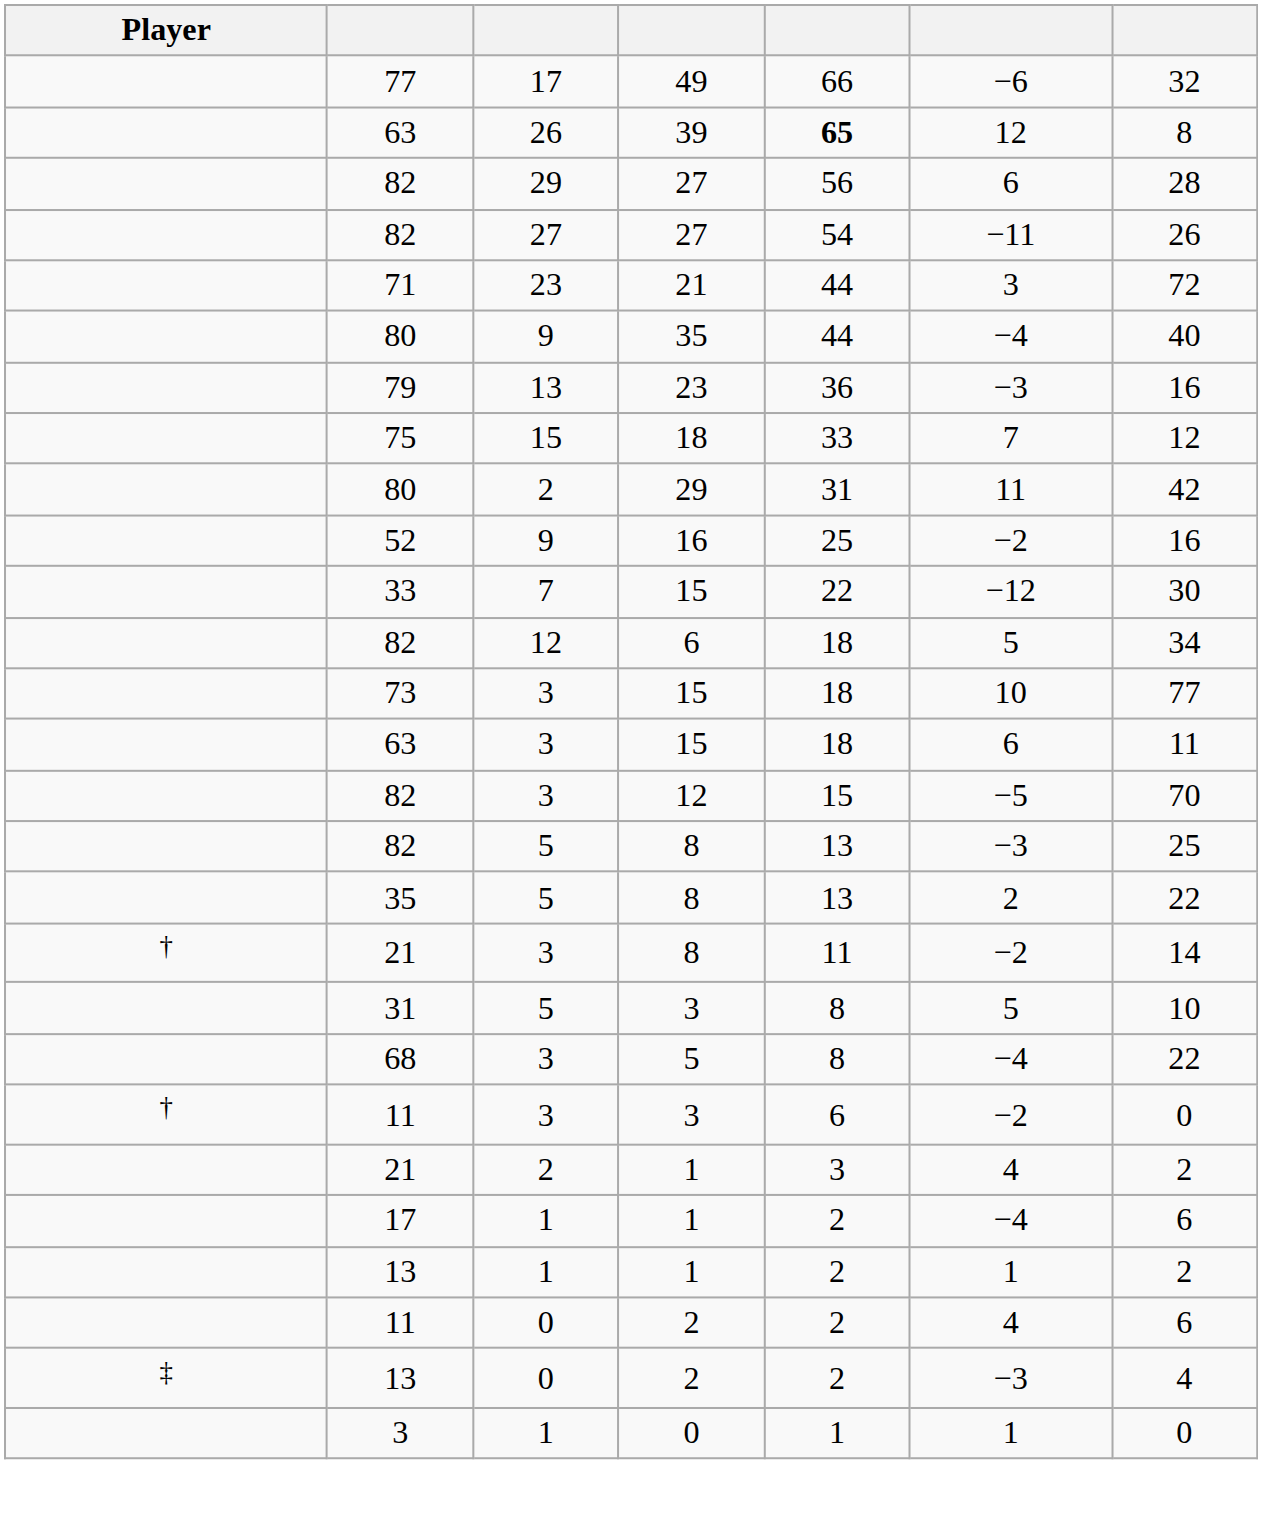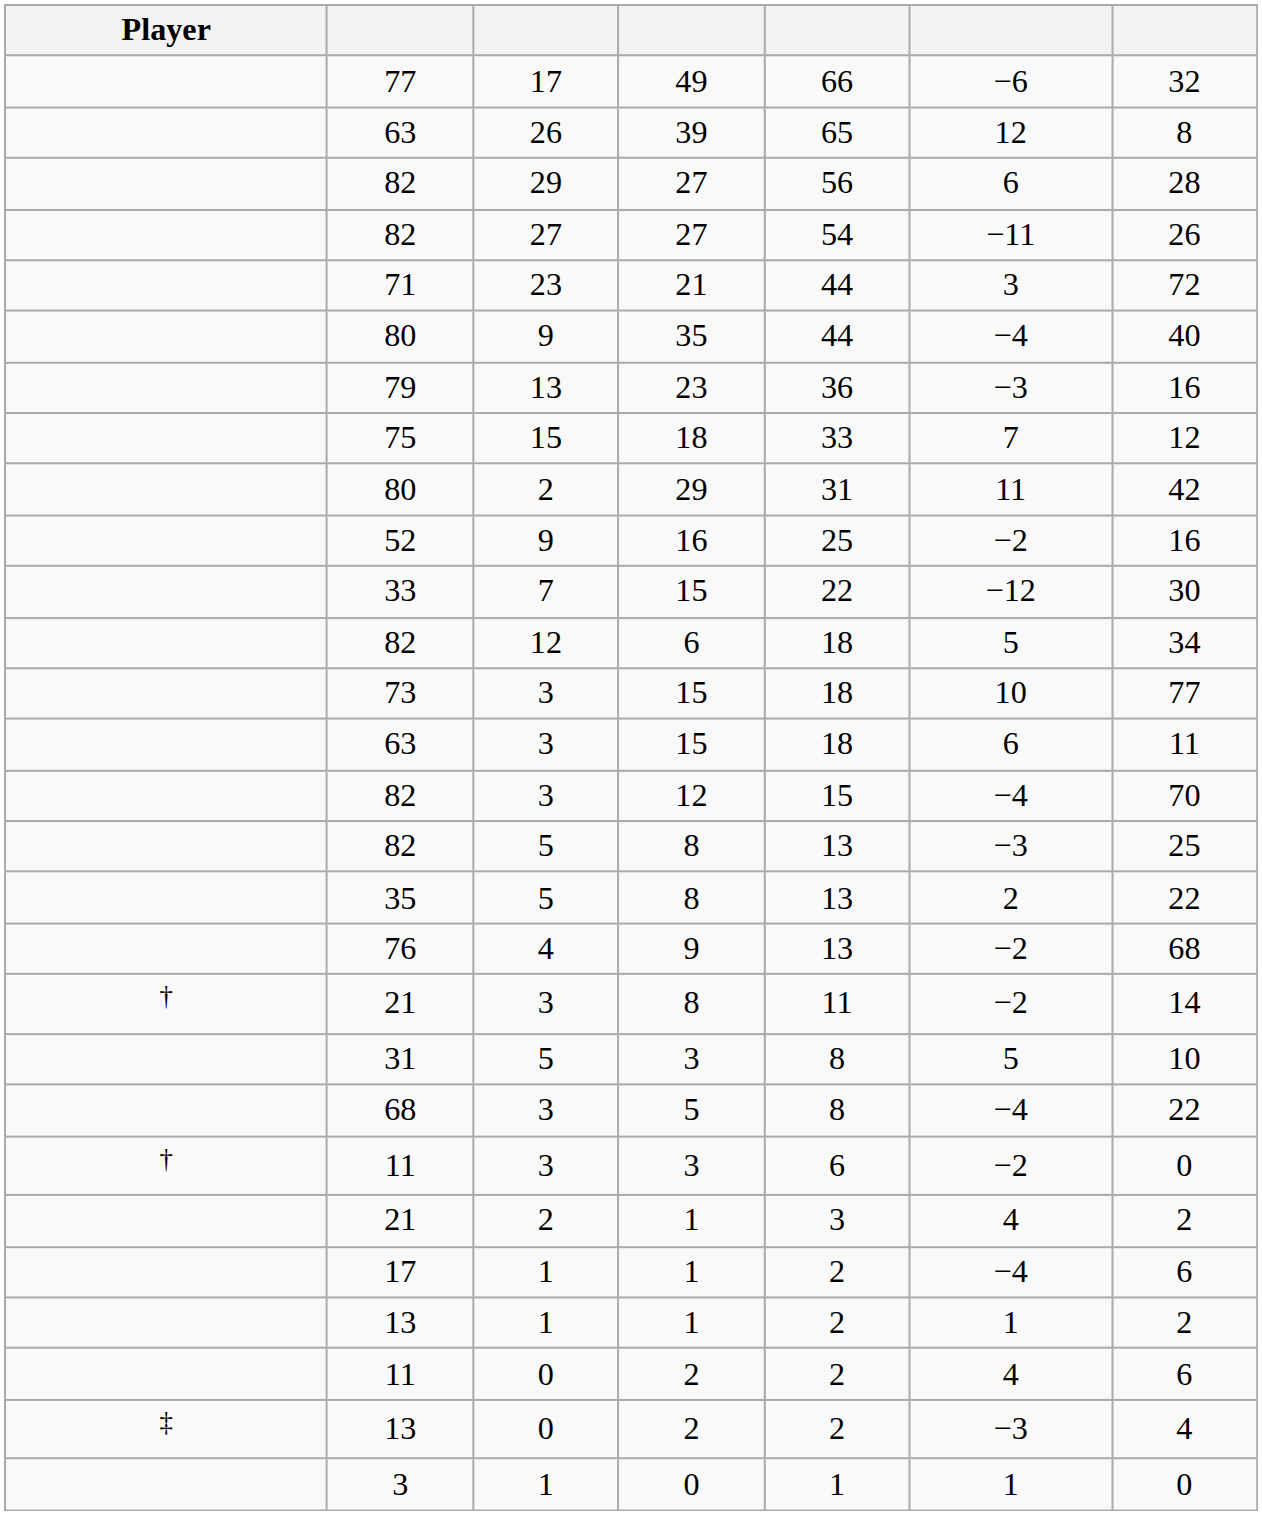(837, 132) bold -> (837, 132) normal
(1011, 795) −5 -> (1011, 795) −4
+ row: (400, 948)
